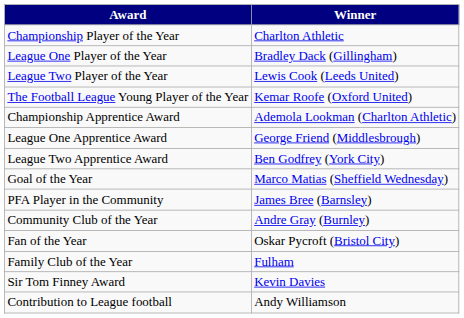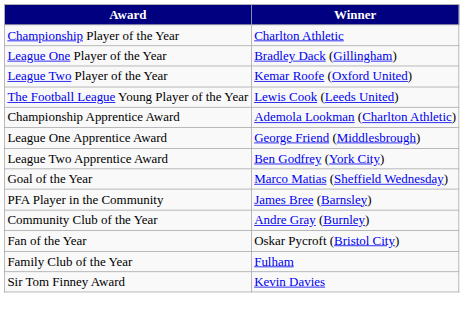(326, 76) Lewis Cook (Leeds United) -> (333, 76) Kemar Roofe (Oxford United)
(333, 96) Kemar Roofe (Oxford United) -> (326, 96) Lewis Cook (Leeds United)
- row: (90, 302)
